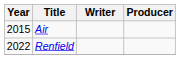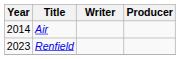(19, 29) 2015 -> (19, 29) 2014
(19, 46) 2022 -> (19, 46) 2023
